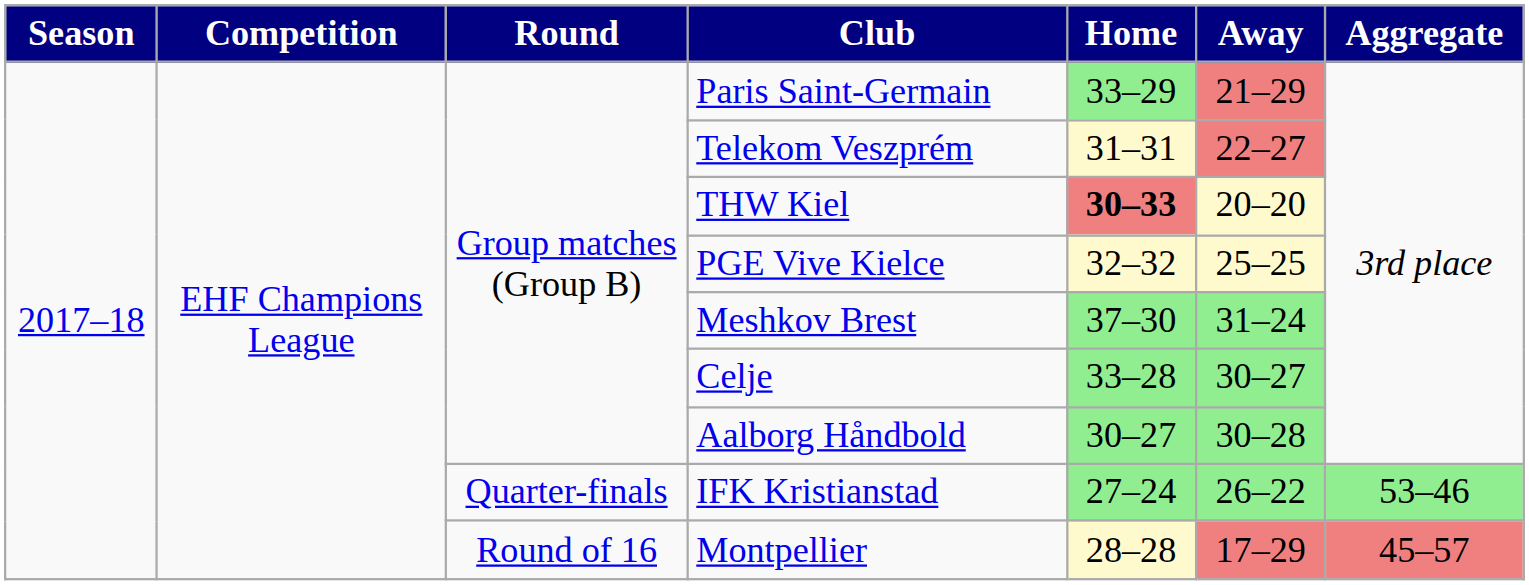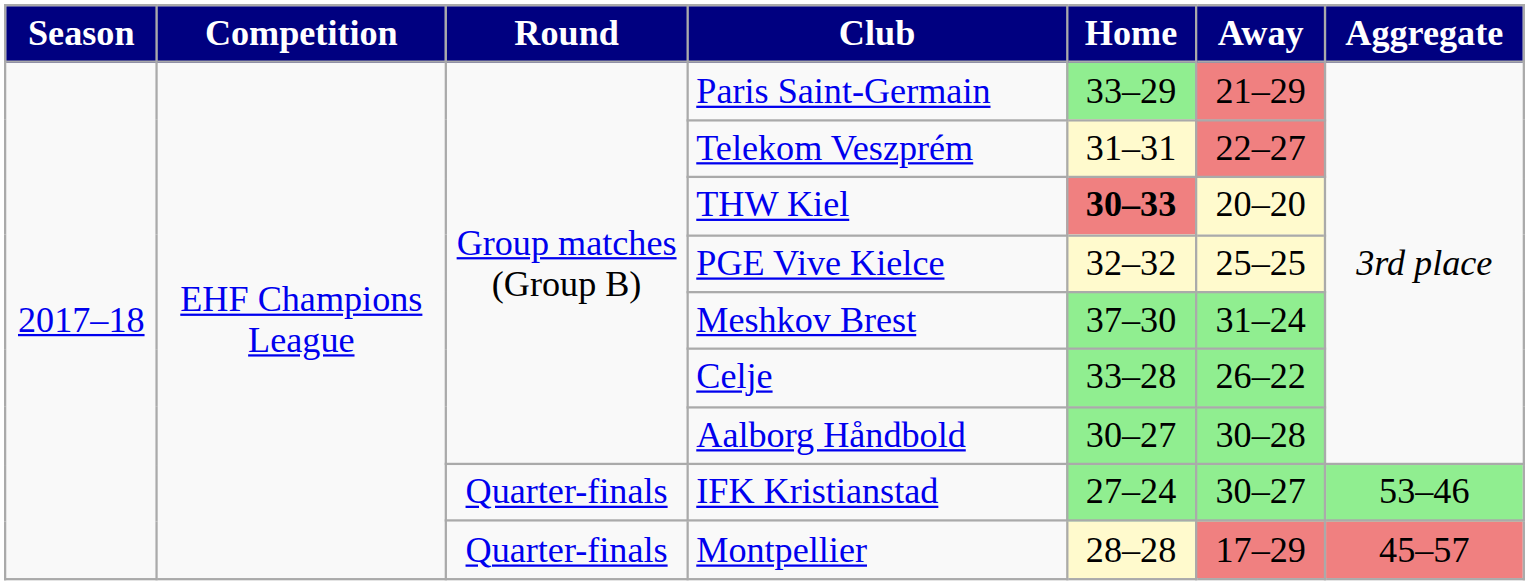(1261, 377) 30–27 -> (1261, 377) 26–22
(1261, 491) 26–22 -> (1261, 491) 30–27
(567, 549) Round of 16 -> (567, 549) Quarter-finals
